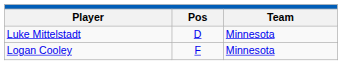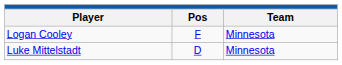rows swapped: (44, 34) <-> (39, 51)
